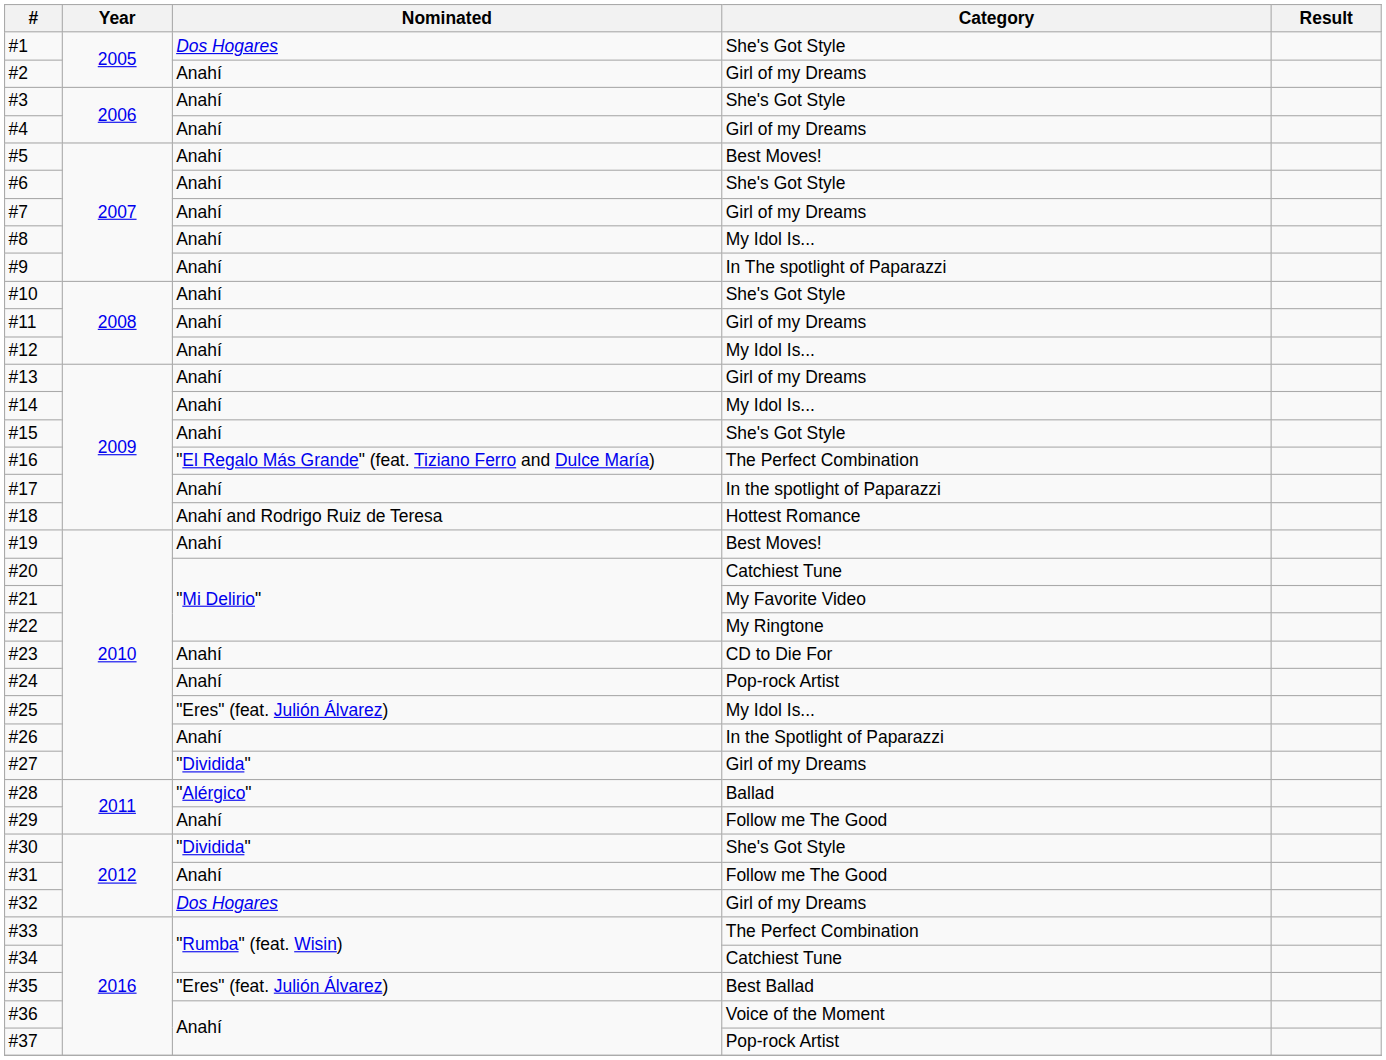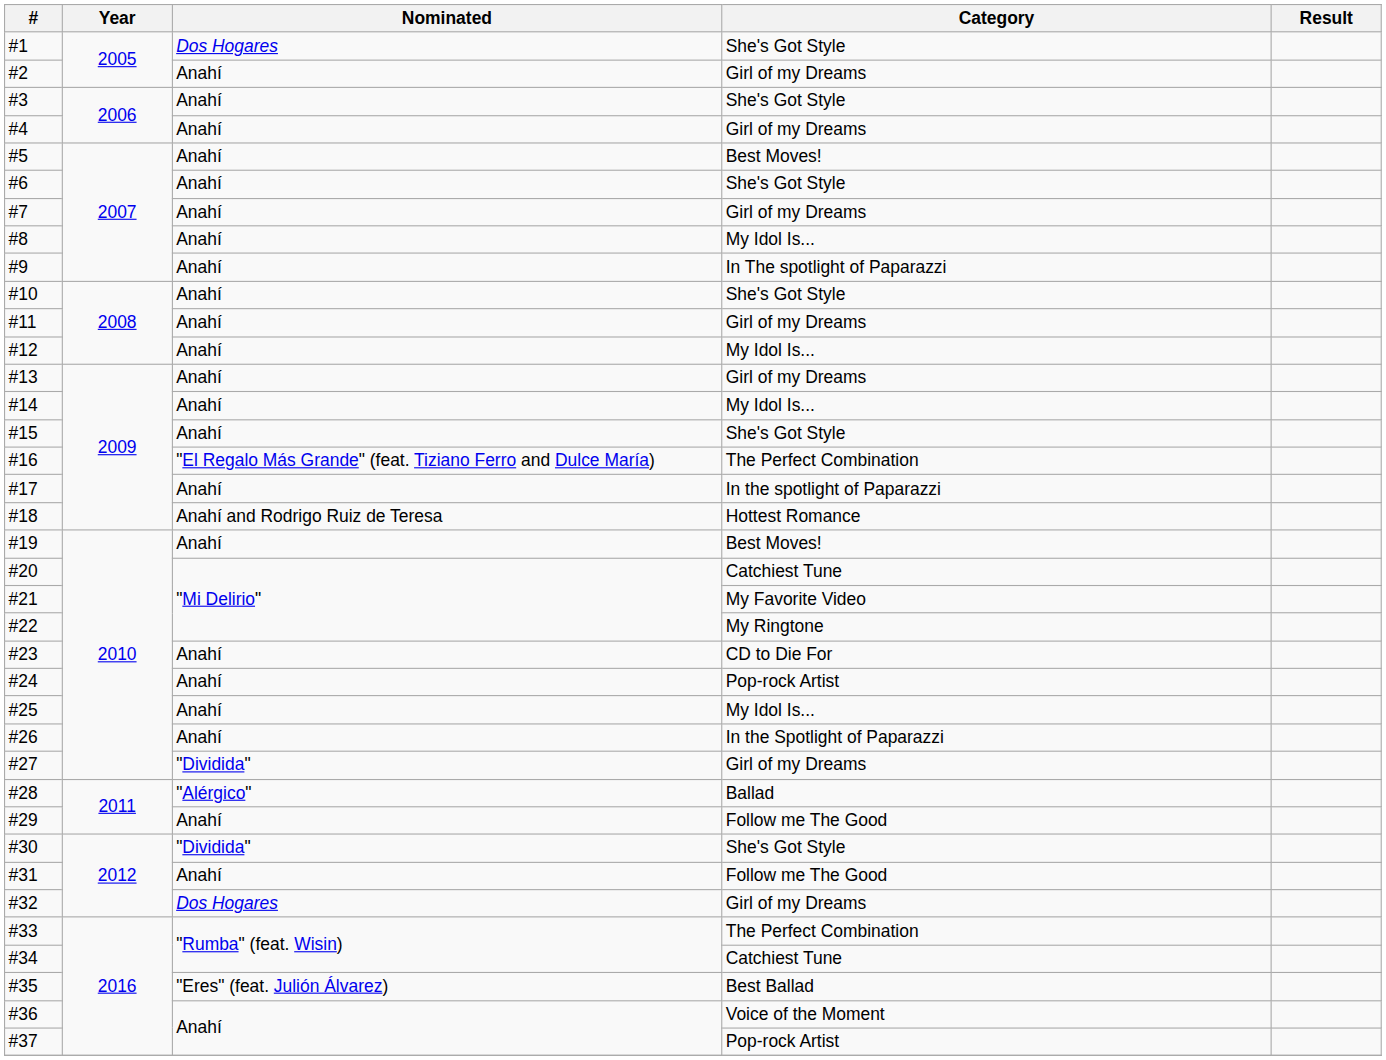(282, 709) "Eres" (feat. Julión Álvarez) -> (199, 709) Anahí
